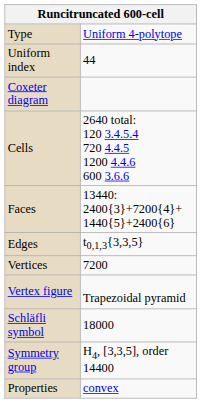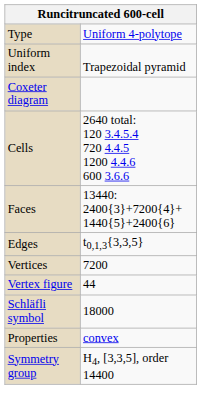(89, 60) 44 -> (134, 67) Trapezoidal pyramid
(134, 298) Trapezoidal pyramid -> (89, 285) 44
rows swapped: (33, 360) <-> (33, 388)
